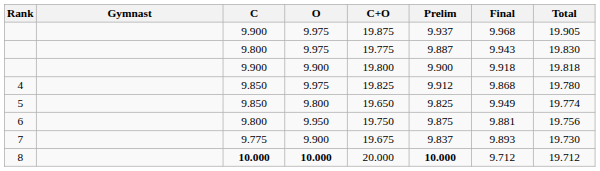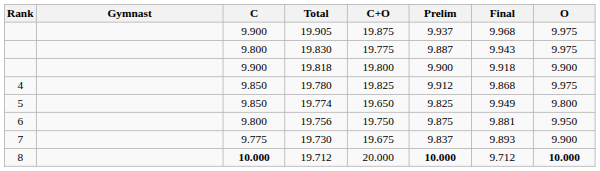columns swapped: (316, 13) <-> (564, 13)
